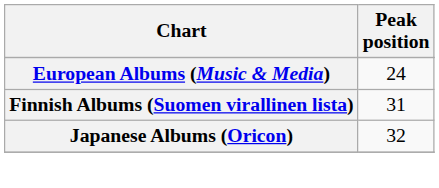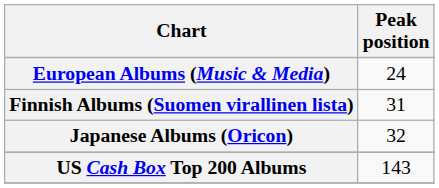+ row: (181, 167)
